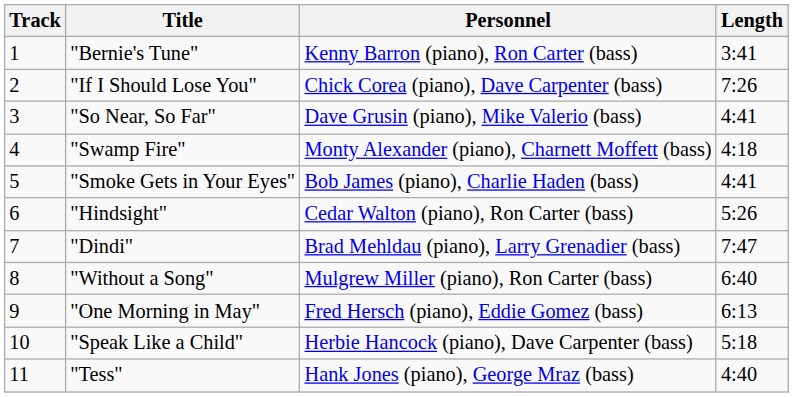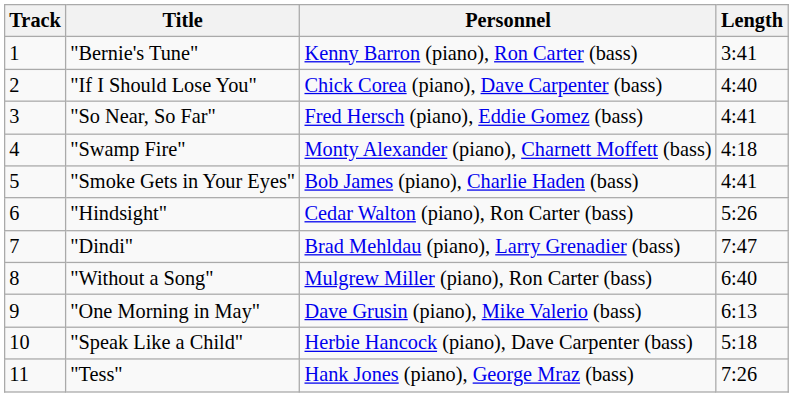(739, 85) 7:26 -> (739, 85) 4:40
(473, 117) Dave Grusin (piano), Mike Valerio (bass) -> (474, 117) Fred Hersch (piano), Eddie Gomez (bass)
(474, 310) Fred Hersch (piano), Eddie Gomez (bass) -> (473, 310) Dave Grusin (piano), Mike Valerio (bass)
(739, 375) 4:40 -> (739, 375) 7:26
